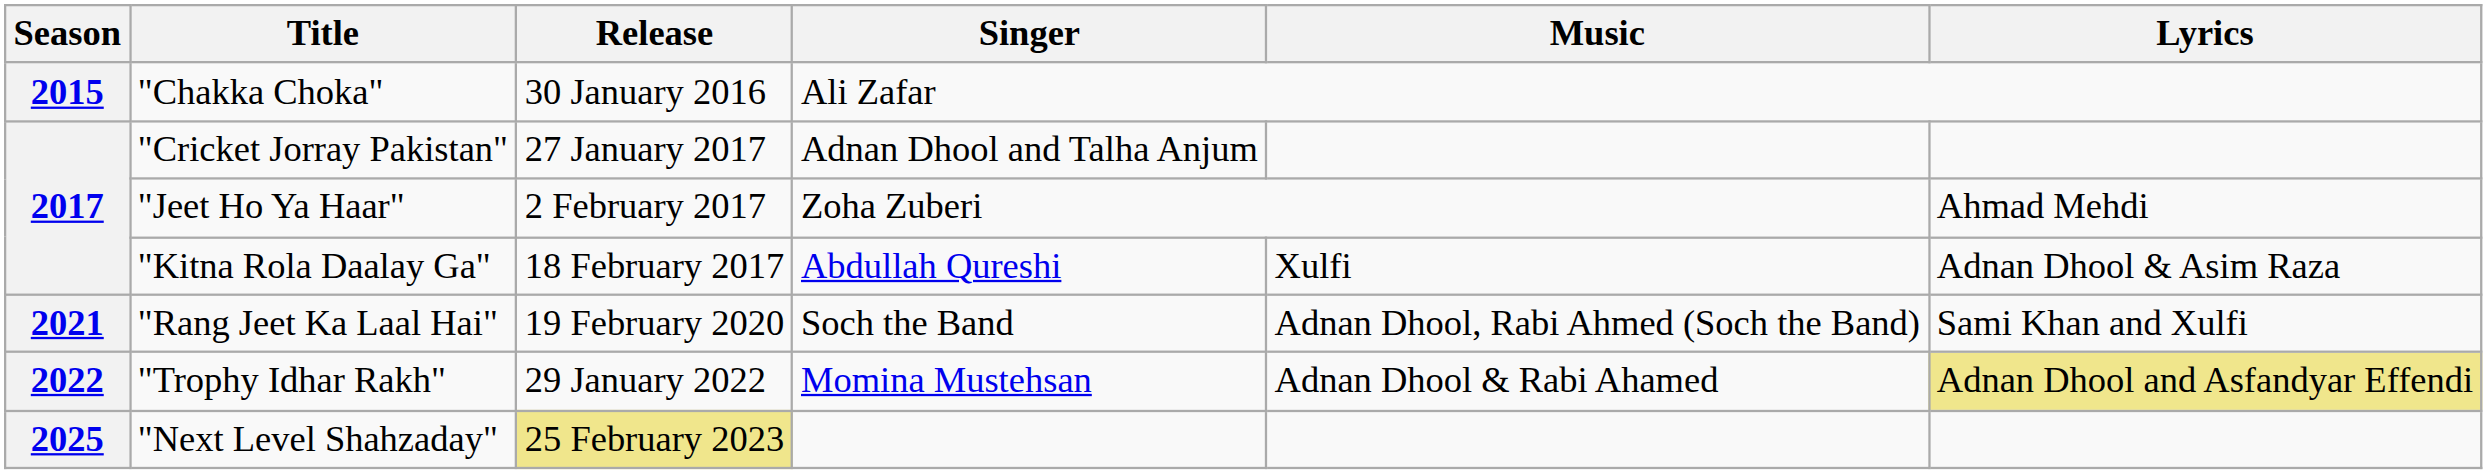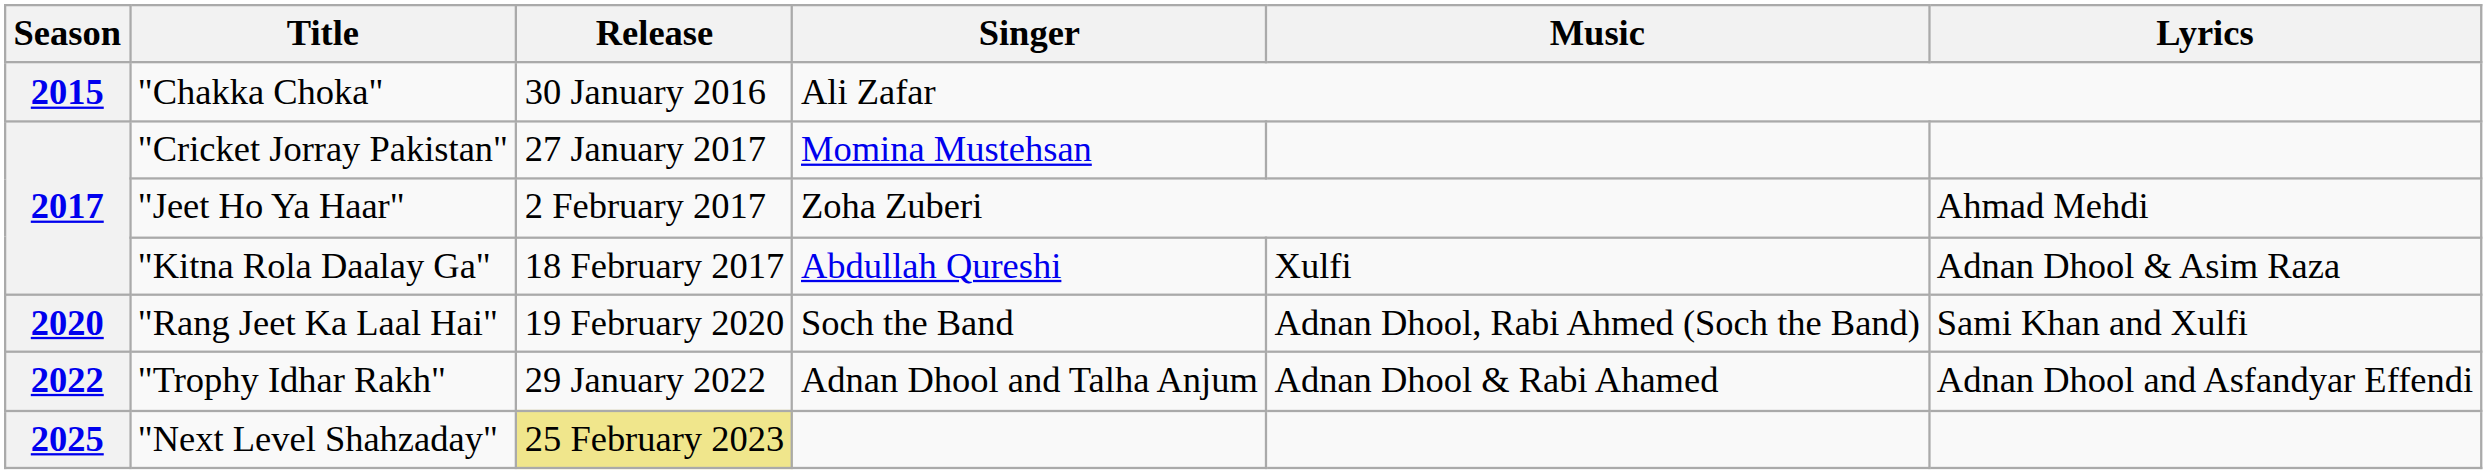(1029, 149) Adnan Dhool and Talha Anjum -> (946, 149) Momina Mustehsan
(67, 322) 2021 -> (67, 322) 2020
(946, 380) Momina Mustehsan -> (1029, 380) Adnan Dhool and Talha Anjum
(2205, 380) khaki background -> (2205, 380) no background
